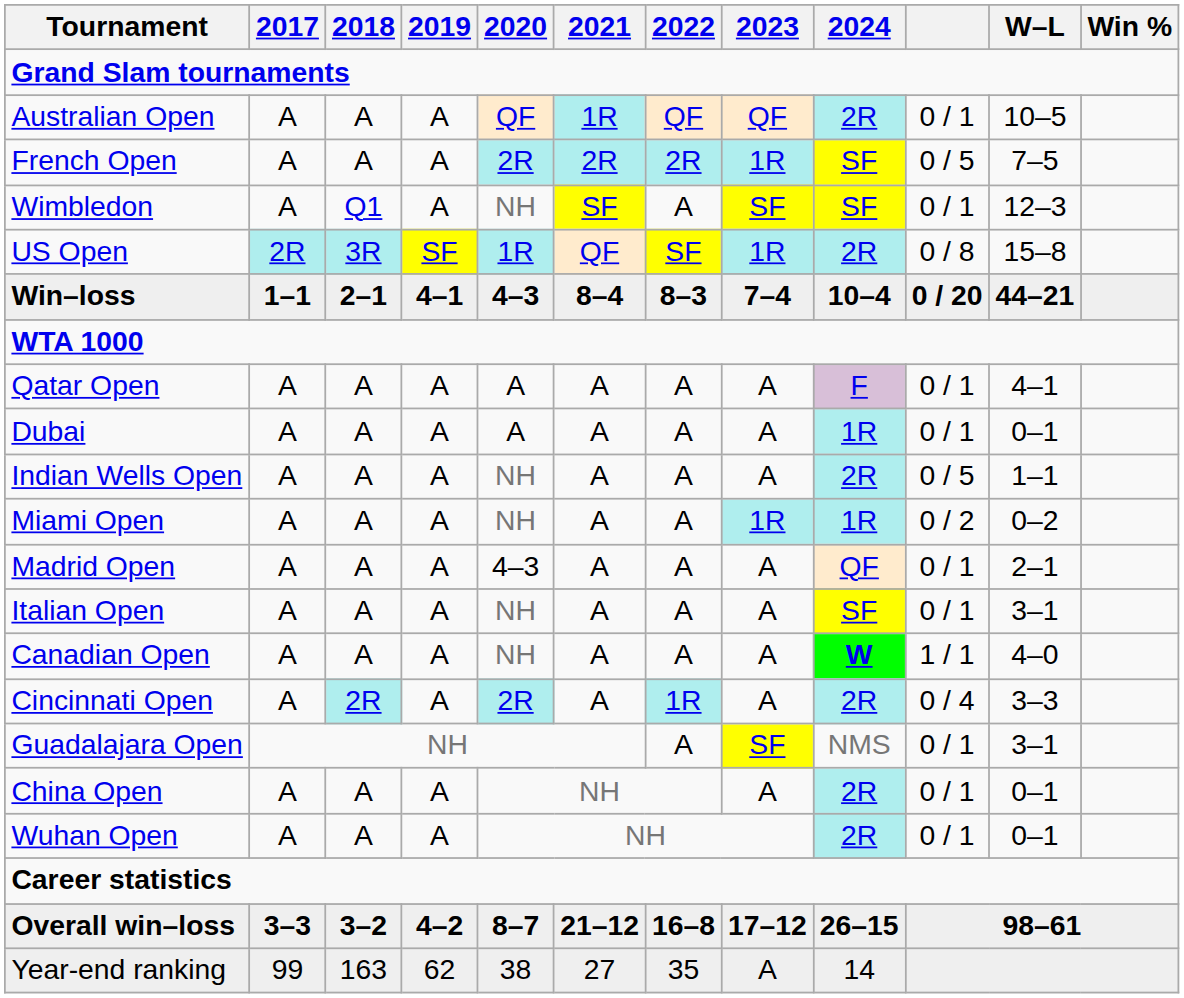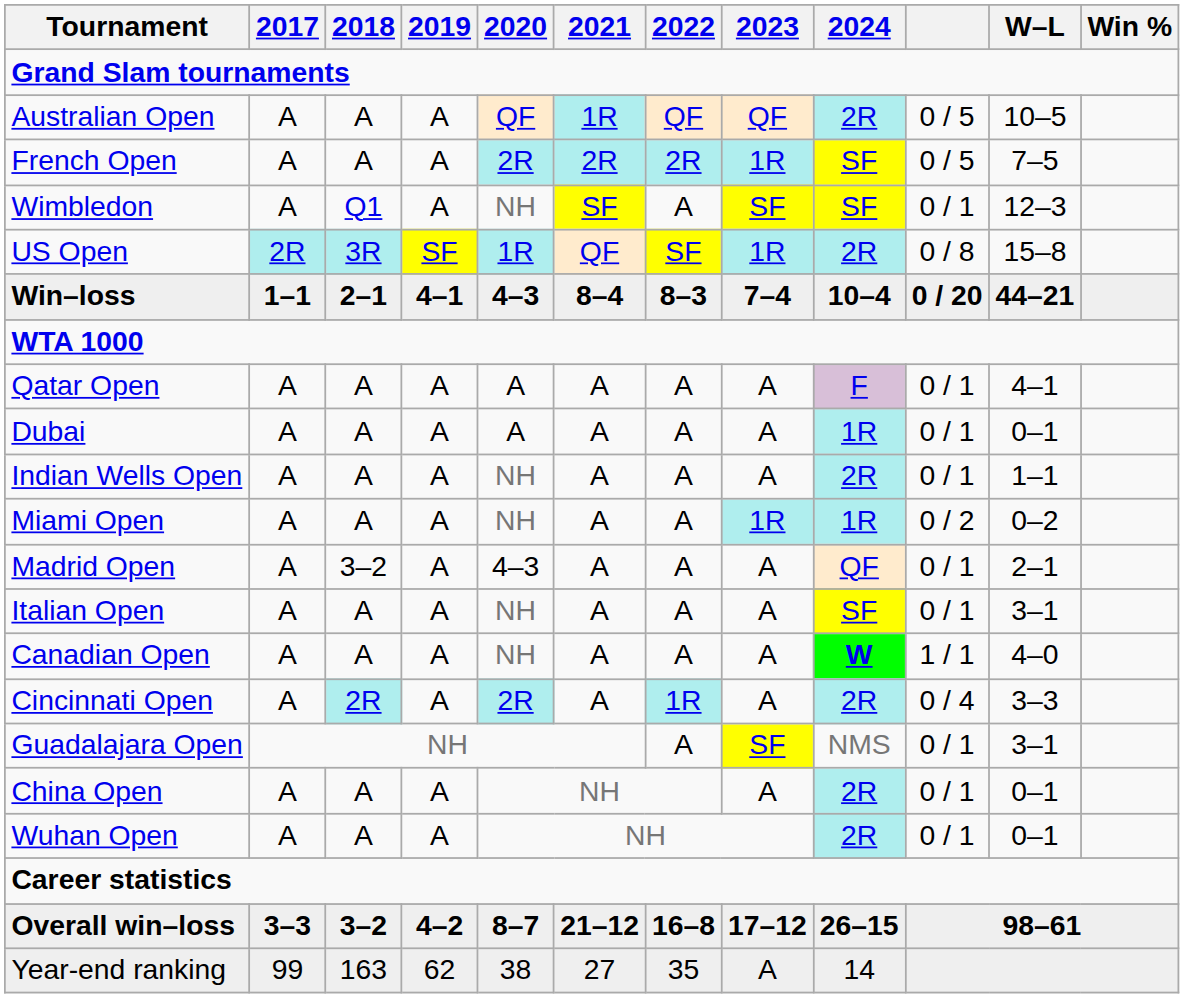(947, 116) 0 / 1 -> (947, 116) 0 / 5
(947, 476) 0 / 5 -> (947, 476) 0 / 1
(363, 565) A -> (363, 565) 3–2
